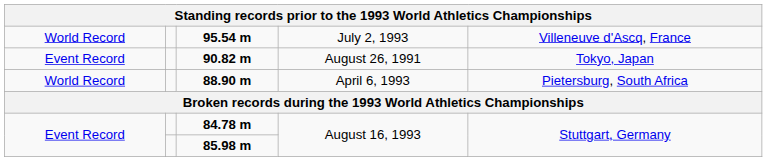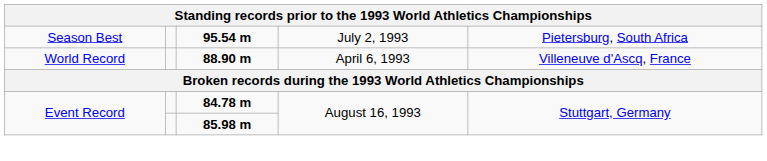(85, 36) World Record -> (85, 36) Season Best
(615, 36) Villeneuve d'Ascq, France -> (615, 36) Pietersburg, South Africa
- row: (227, 58)
(615, 80) Pietersburg, South Africa -> (615, 58) Villeneuve d'Ascq, France
